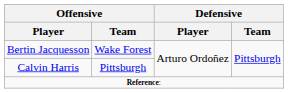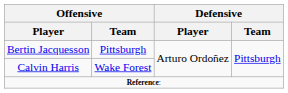(123, 49) Wake Forest -> (123, 49) Pittsburgh
(123, 67) Pittsburgh -> (123, 67) Wake Forest
